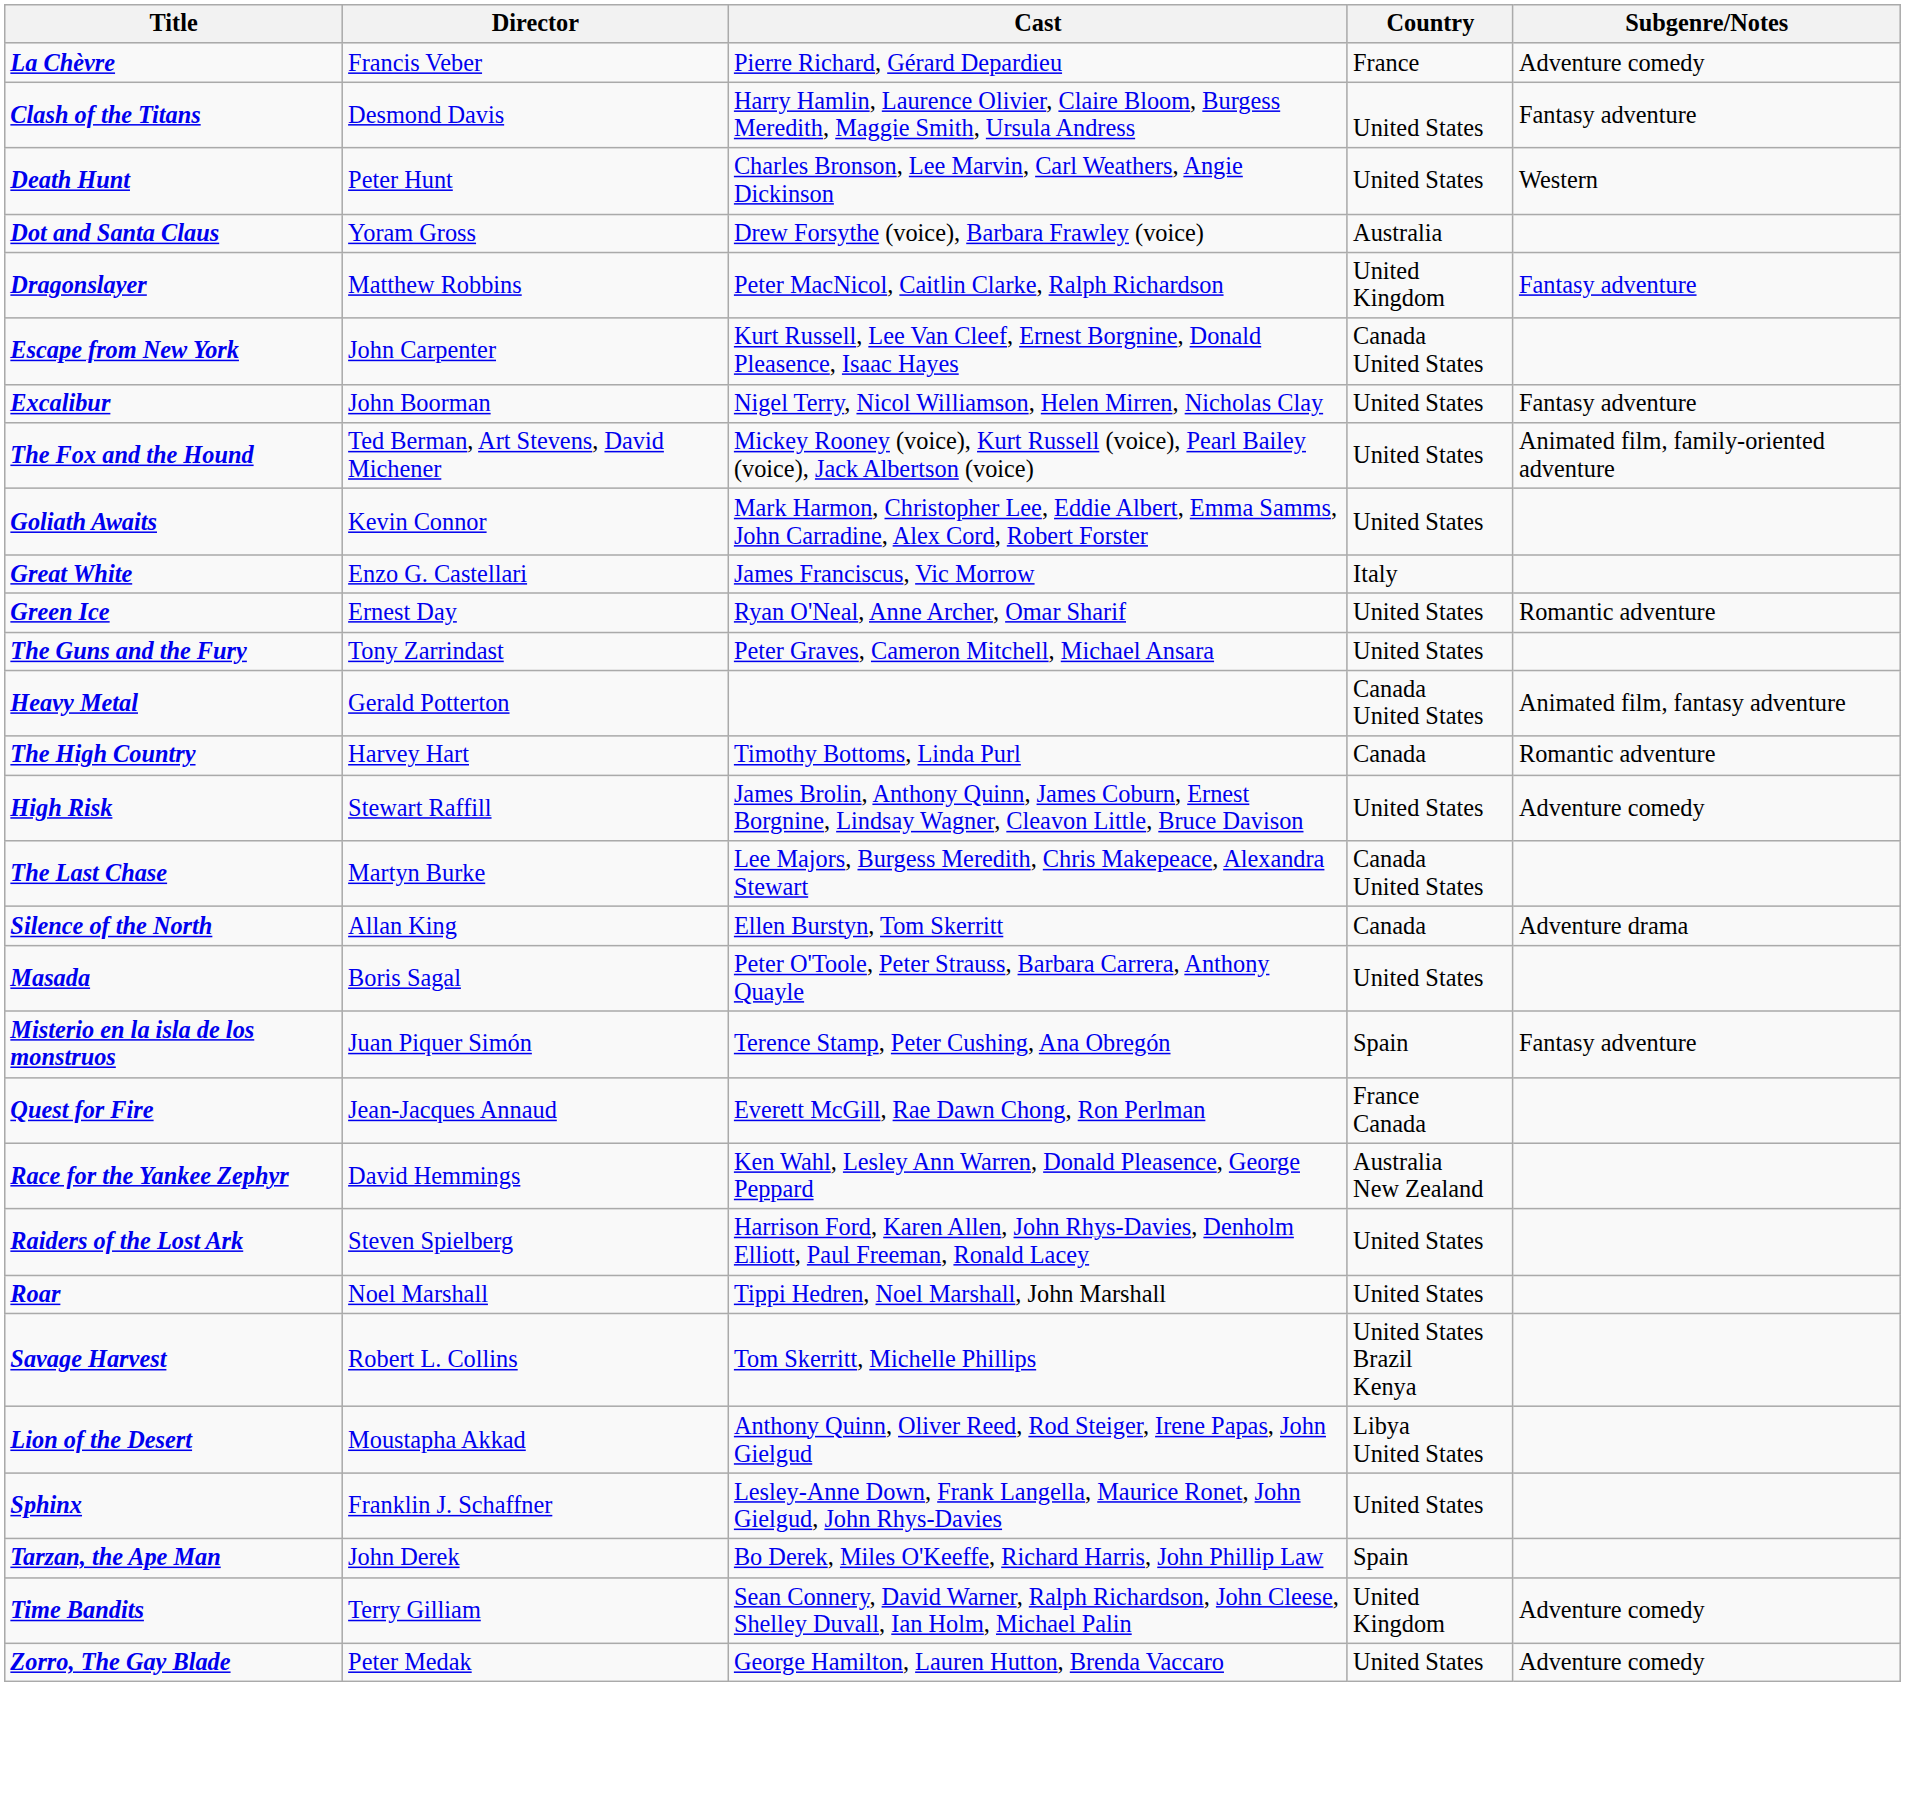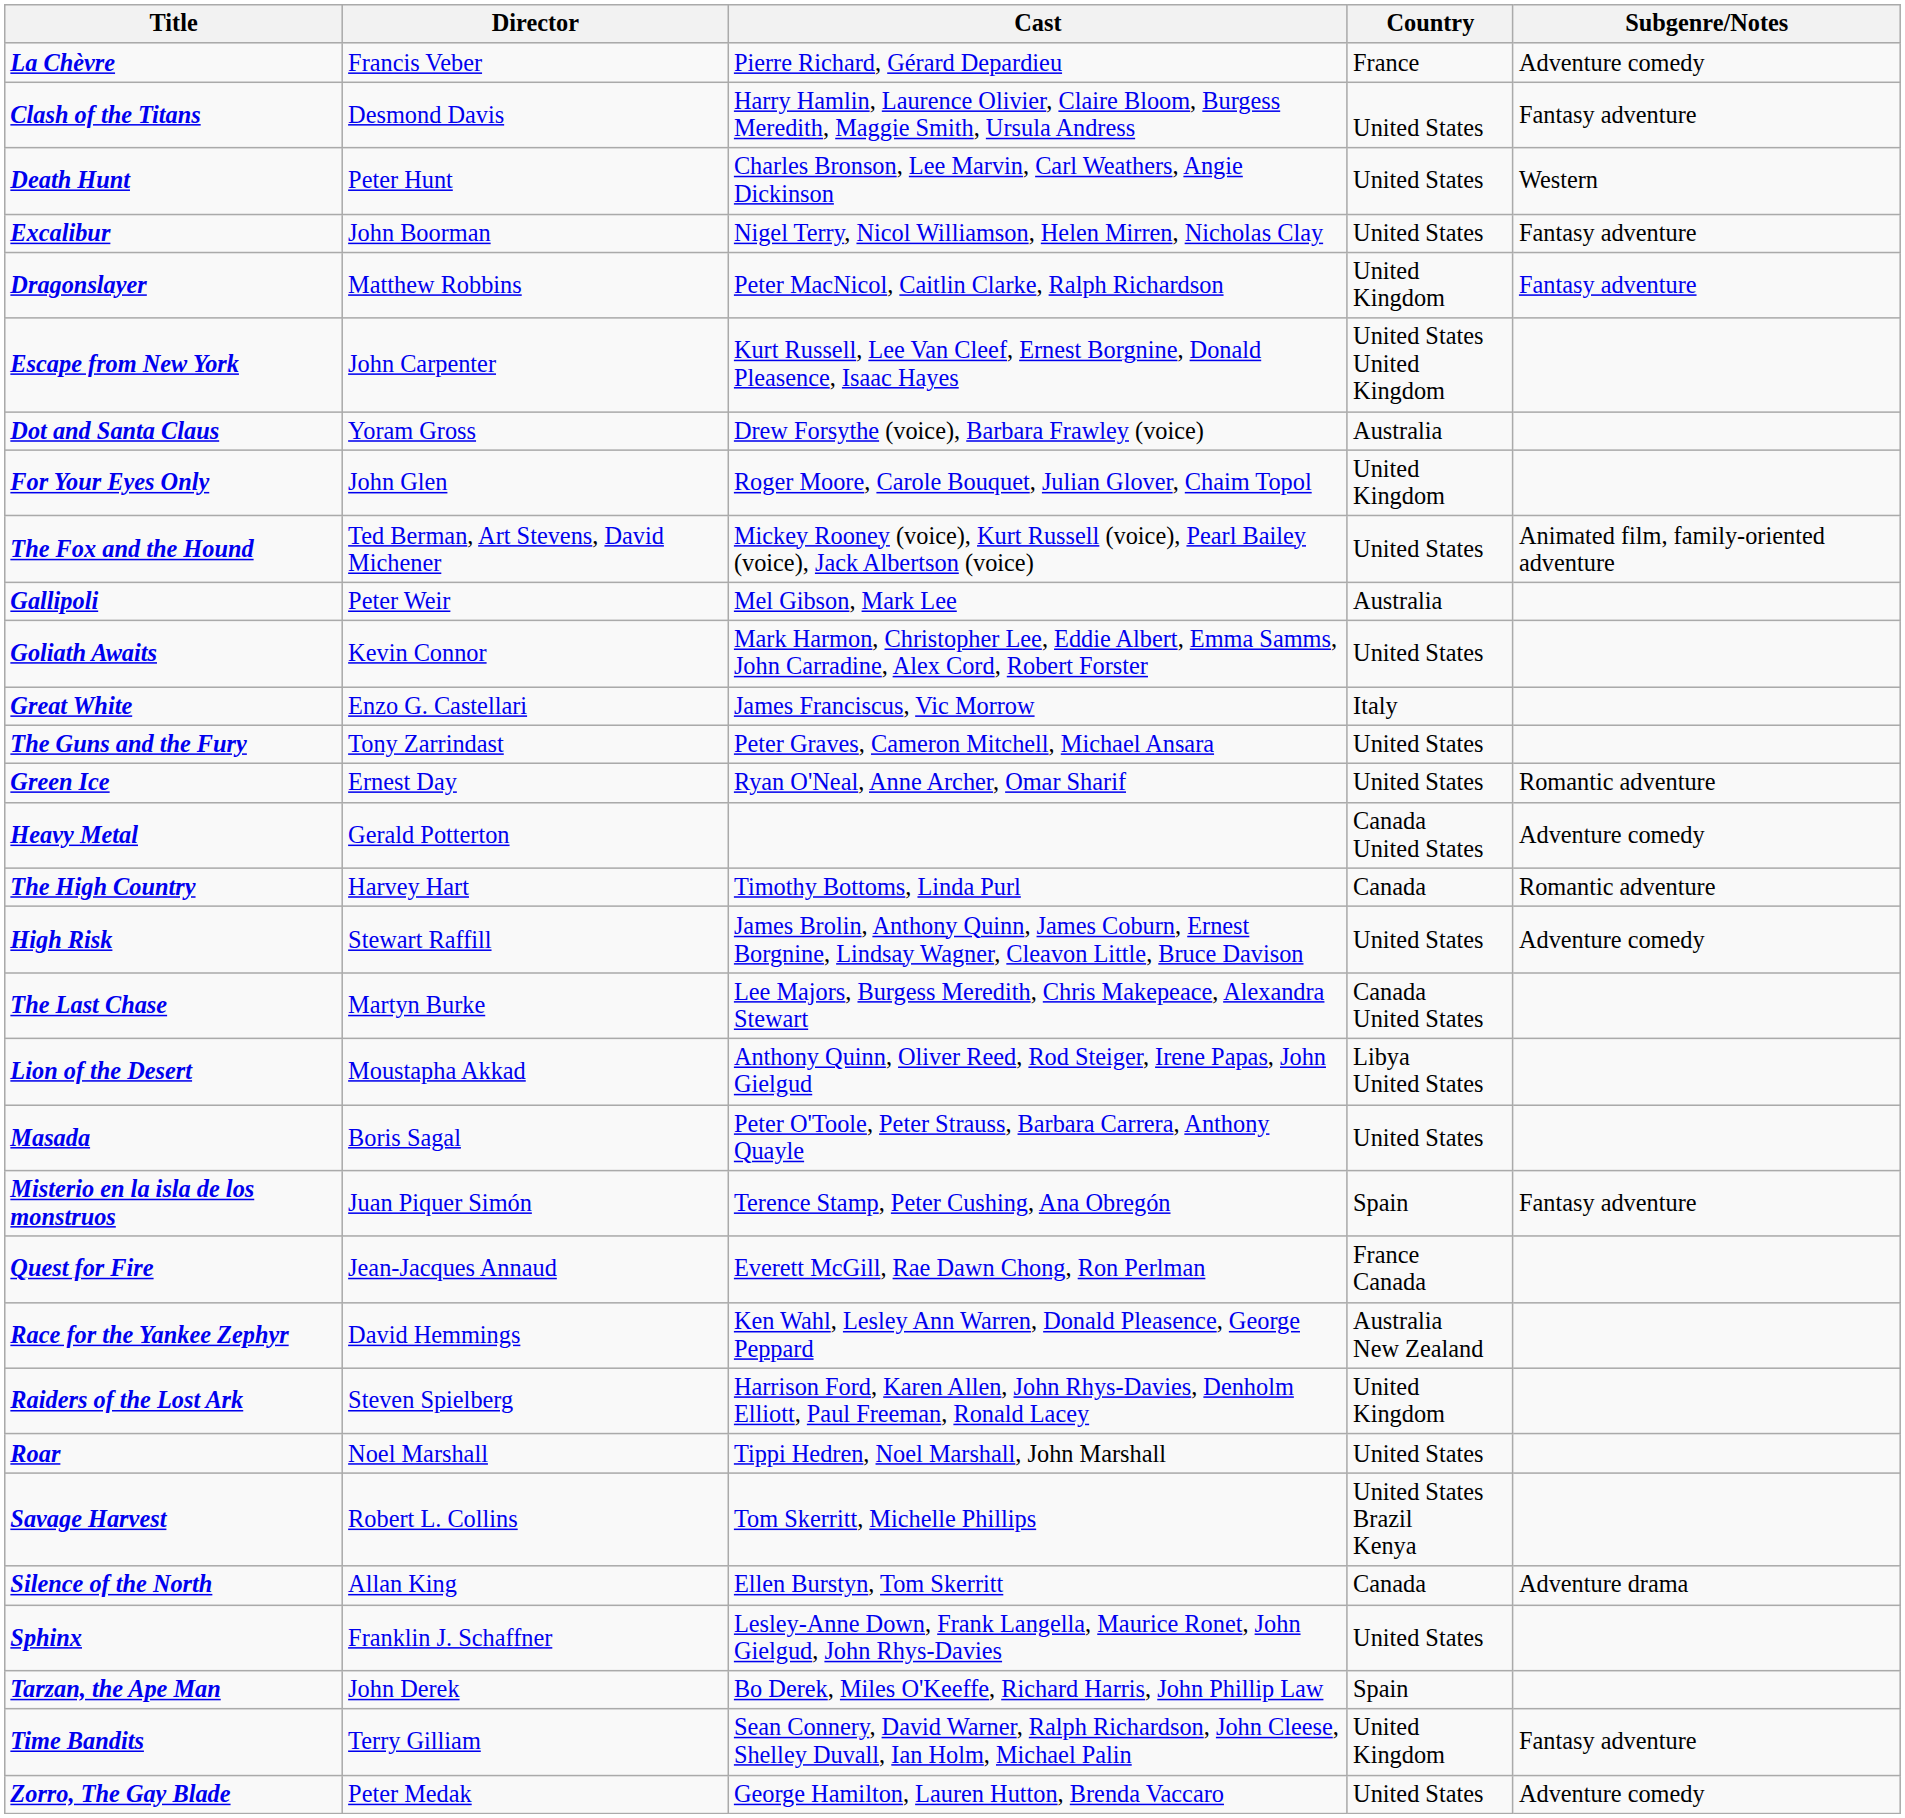rows swapped: (115, 232) <-> (60, 403)
(1418, 350) Canada United States -> (1418, 364) United States United Kingdom
+ row: (110, 482)
+ row: (54, 601)
rows swapped: (60, 612) <-> (129, 650)
(1682, 703) Animated film, fantasy adventure -> (1612, 834) Adventure comedy
rows swapped: (101, 1439) <-> (111, 925)
(1418, 1241) United States -> (1399, 1400) United Kingdom
(1612, 1609) Adventure comedy -> (1608, 1741) Fantasy adventure
